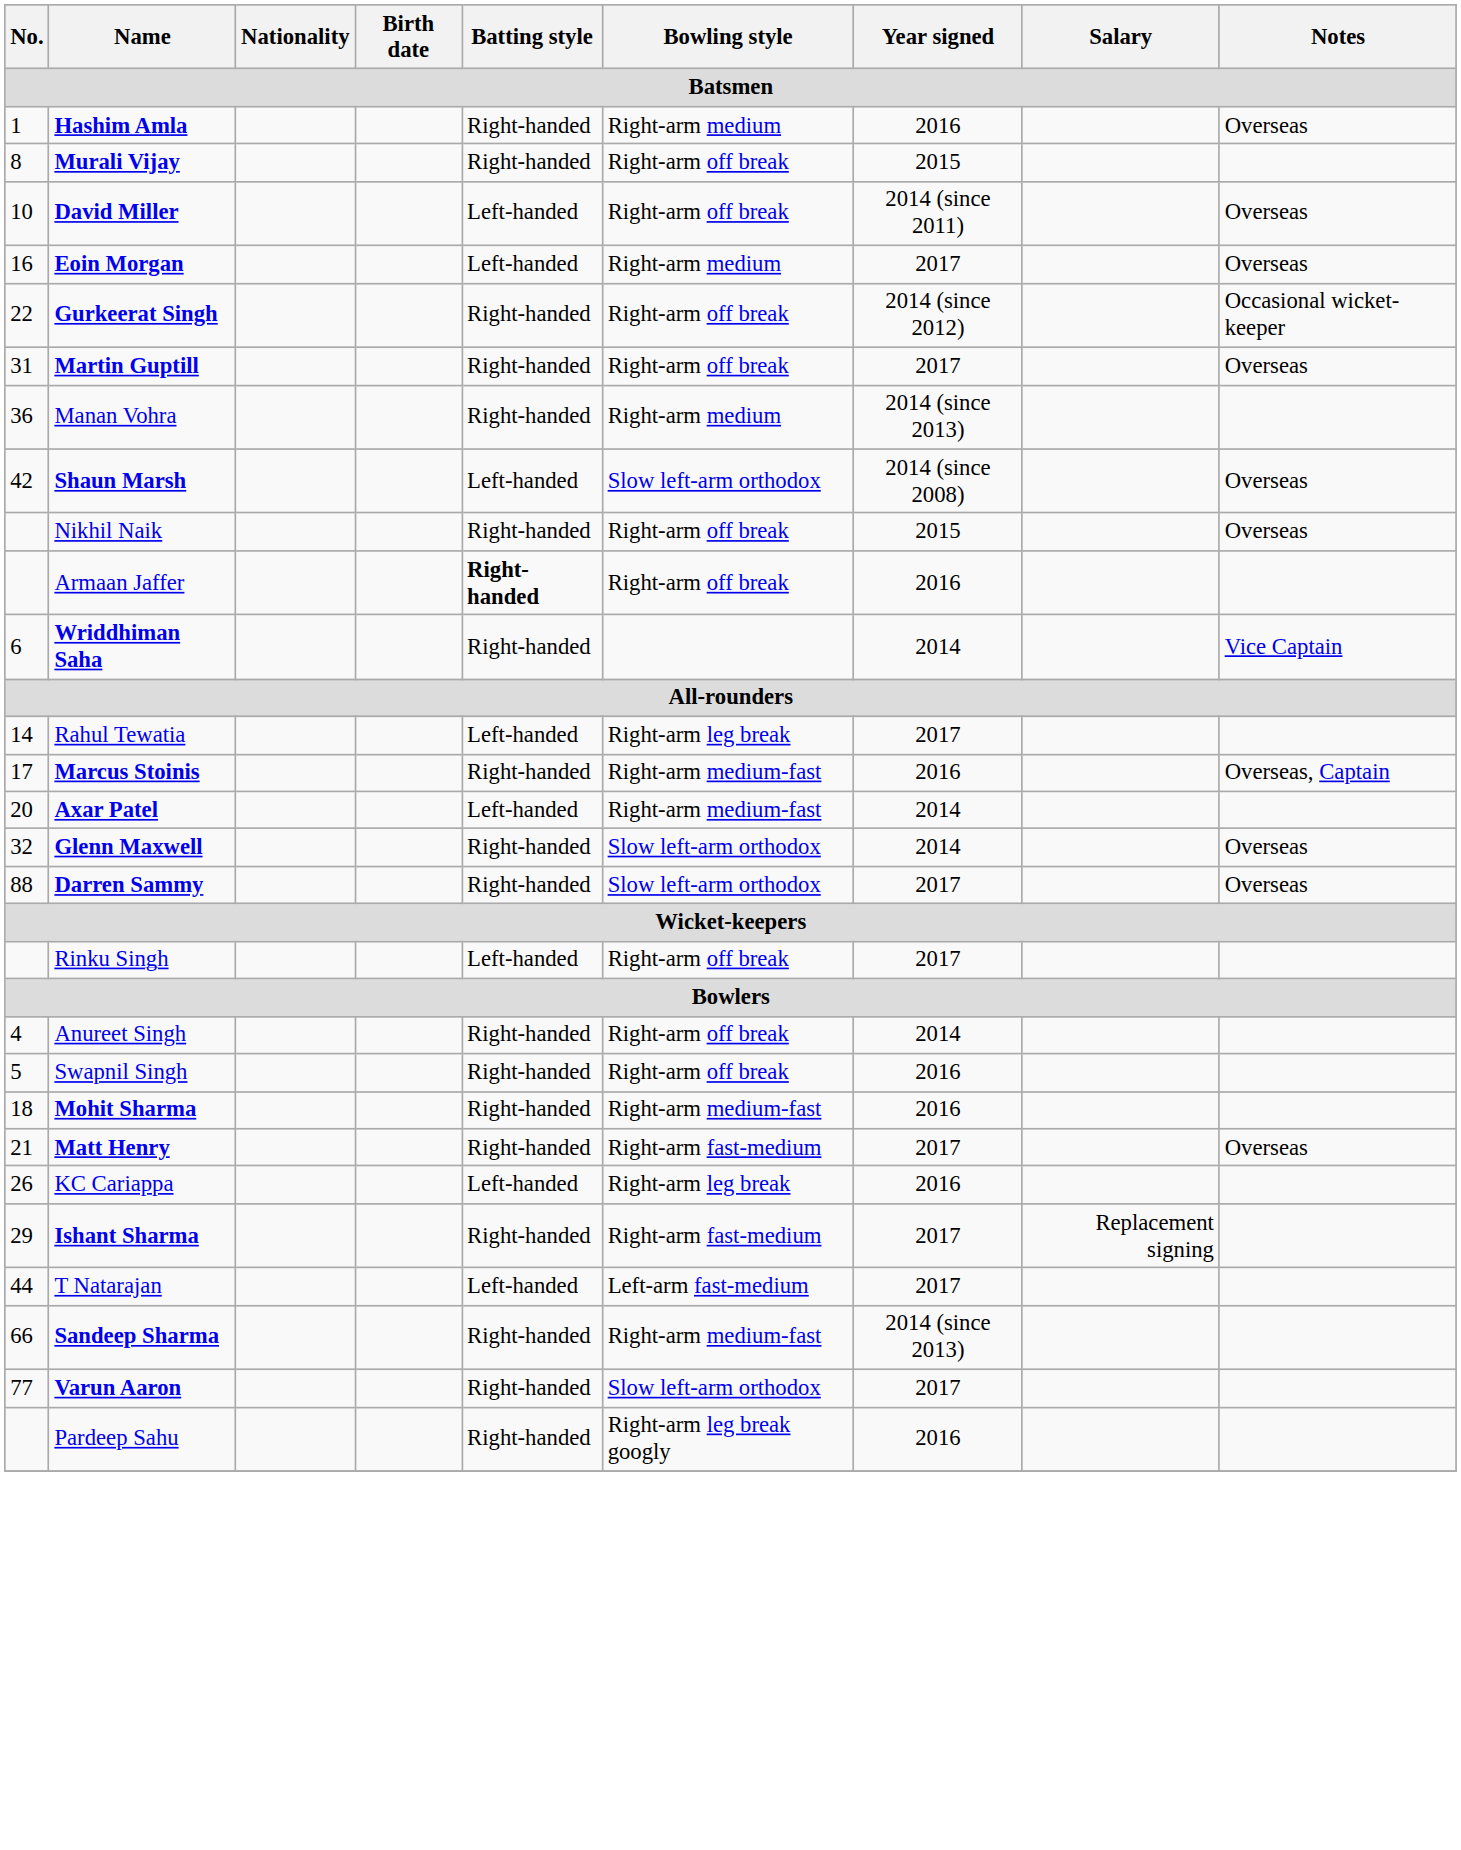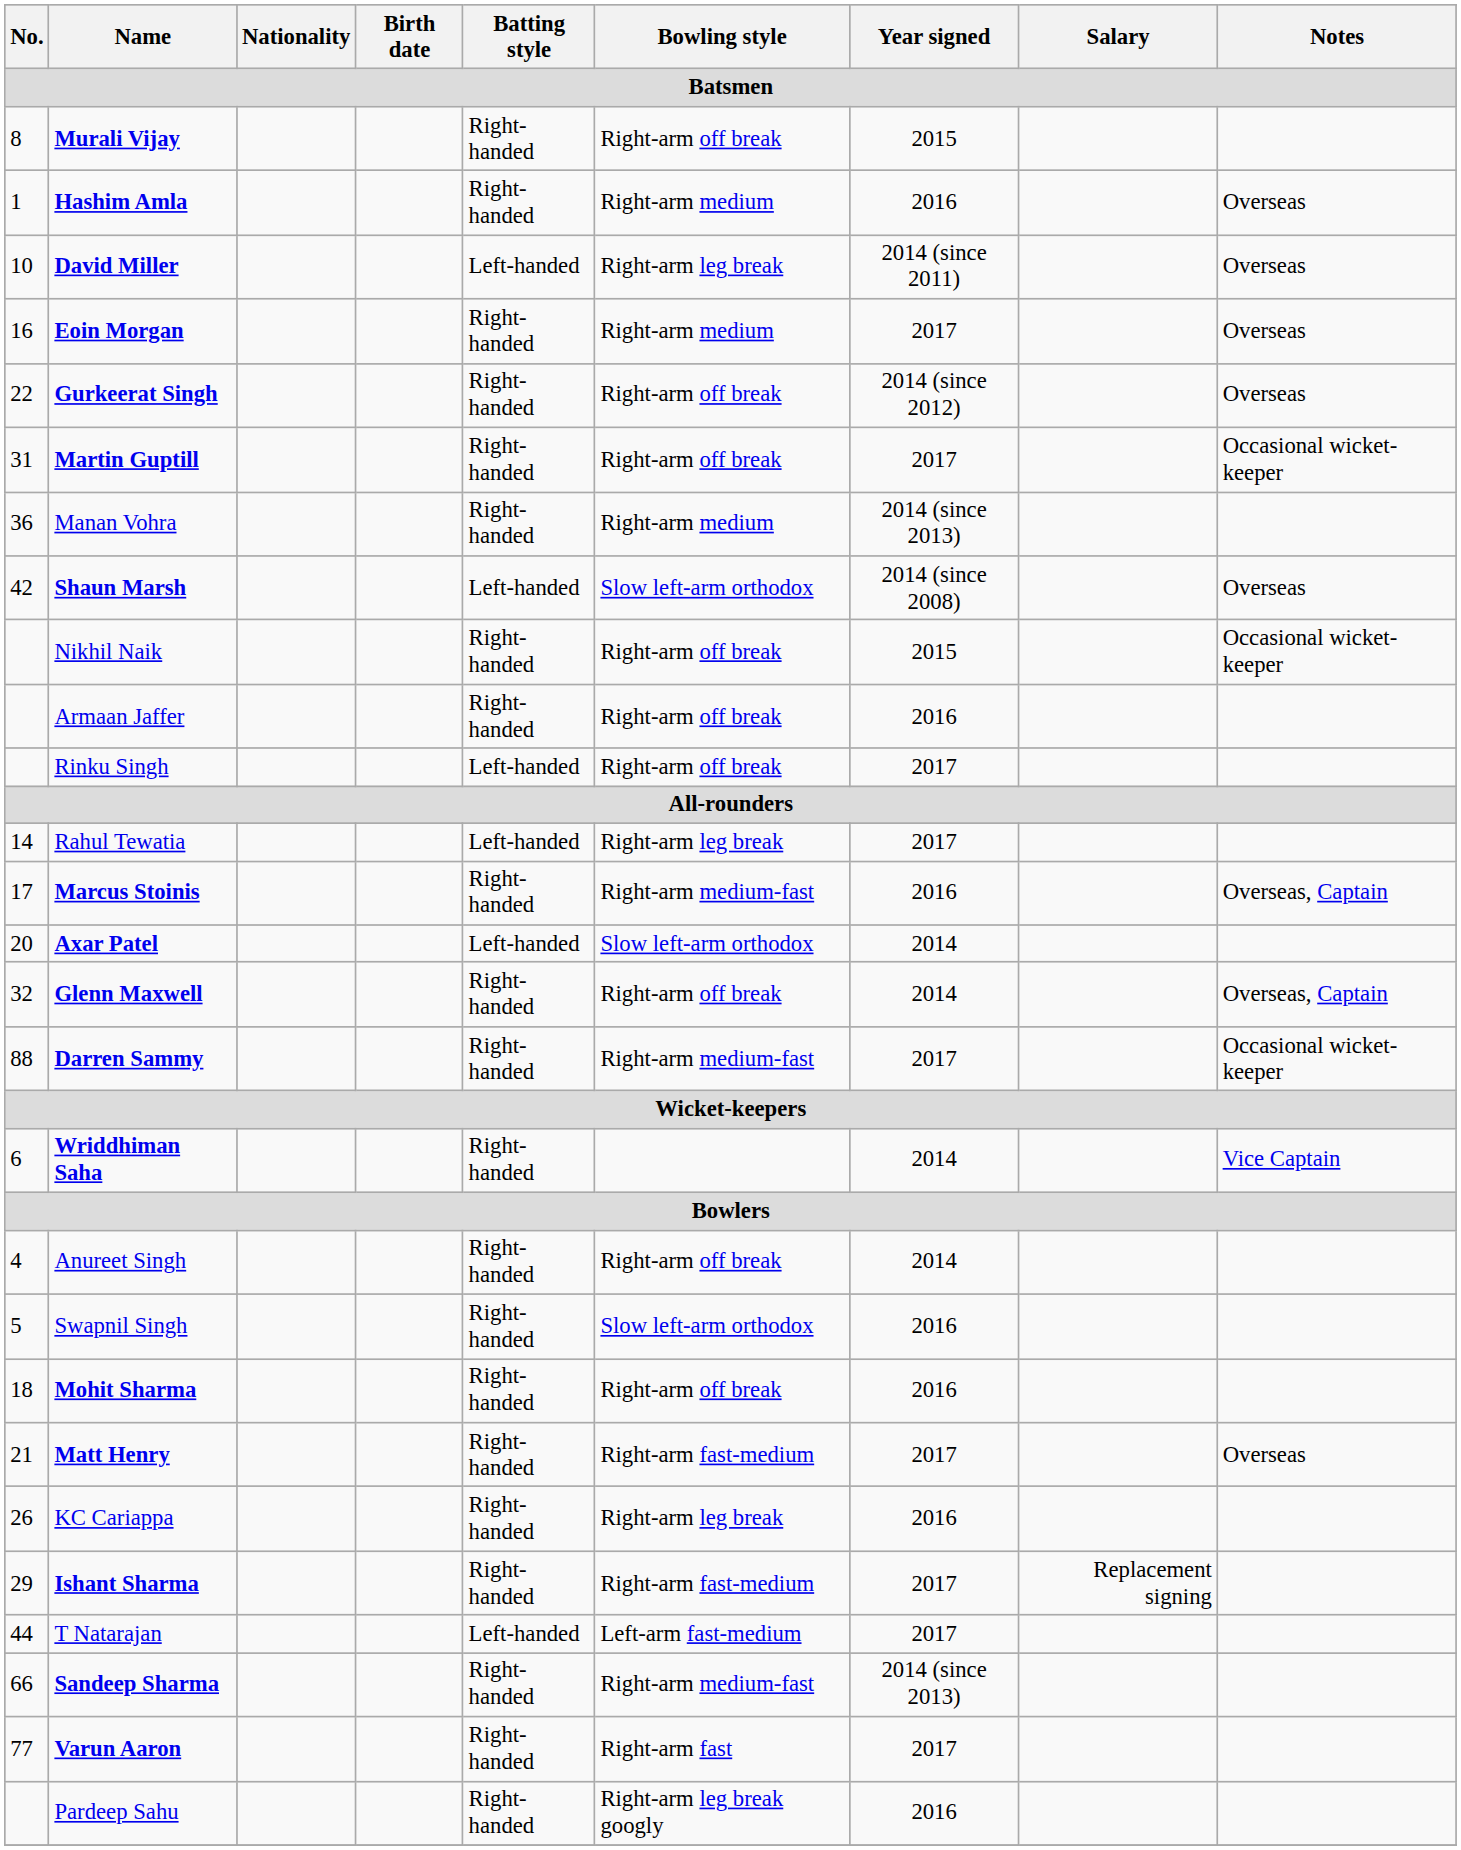rows swapped: (121, 124) <-> (117, 161)
(698, 212) Right-arm off break -> (692, 266) Right-arm leg break
(523, 263) Left-handed -> (501, 330) Right-handed
(1312, 314) Occasional wicket-keeper -> (1264, 394) Overseas
(1266, 365) Overseas -> (1310, 458) Occasional wicket-keeper
(1266, 531) Overseas -> (1310, 651) Occasional wicket-keeper
(503, 581) bold -> (501, 715) normal
rows swapped: (111, 959) <-> (117, 646)
(715, 809) Right-arm medium-fast -> (707, 942) Slow left-arm orthodox
(714, 846) Slow left-arm orthodox -> (691, 993) Right-arm off break
(1266, 846) Overseas -> (1305, 993) Overseas, Captain
(714, 884) Slow left-arm orthodox -> (707, 1058) Right-arm medium-fast
(1266, 884) Overseas -> (1310, 1058) Occasional wicket-keeper
(698, 1071) Right-arm off break -> (707, 1325) Slow left-arm orthodox
(715, 1109) Right-arm medium-fast -> (691, 1389) Right-arm off break
(523, 1184) Left-handed -> (501, 1518) Right-handed
(714, 1387) Slow left-arm orthodox -> (666, 1748) Right-arm fast
